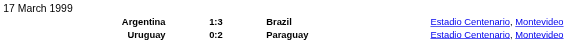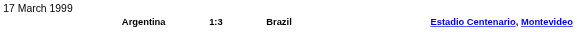(497, 22) normal -> (502, 22) bold
- row: (147, 34)
